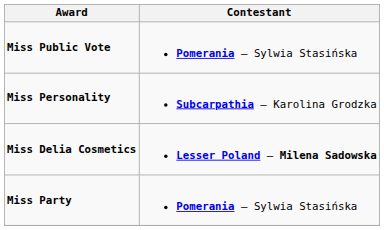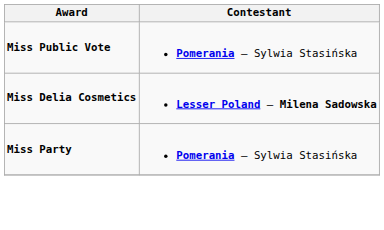- row: (59, 99)
